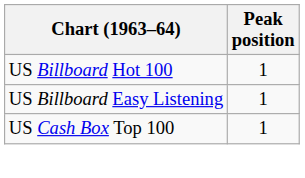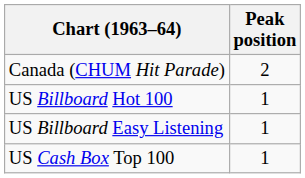+ row: (117, 69)
